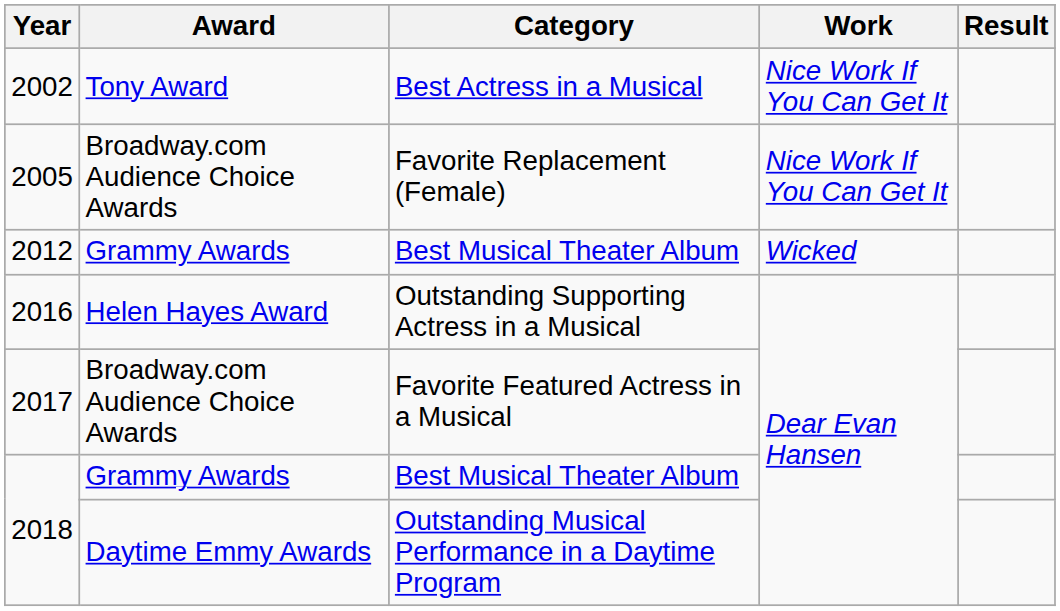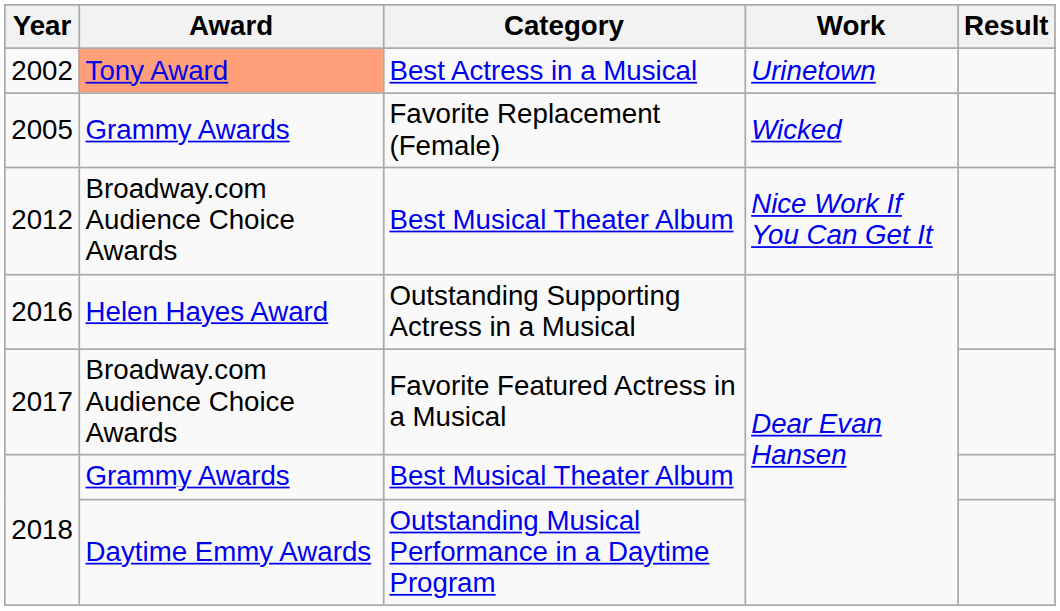(157, 85) no background -> (157, 70) lightsalmon background
(857, 85) Nice Work If You Can Get It -> (813, 70) Urinetown
(190, 176) Broadway.com Audience Choice Awards -> (188, 129) Grammy Awards
(857, 176) Nice Work If You Can Get It -> (796, 129) Wicked
(188, 251) Grammy Awards -> (190, 220) Broadway.com Audience Choice Awards
(811, 251) Wicked -> (842, 220) Nice Work If You Can Get It
